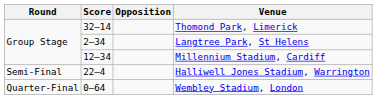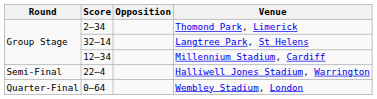(97, 27) 32–14 -> (94, 27) 2–34
(94, 42) 2–34 -> (97, 42) 32–14
